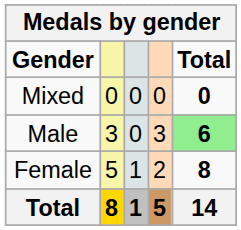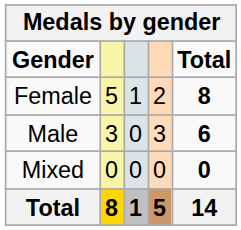rows swapped: (53, 170) <-> (53, 96)
(204, 133) lightgreen background -> (204, 133) no background
